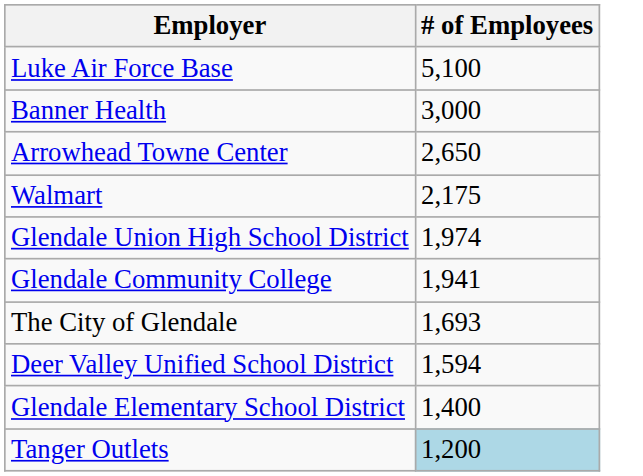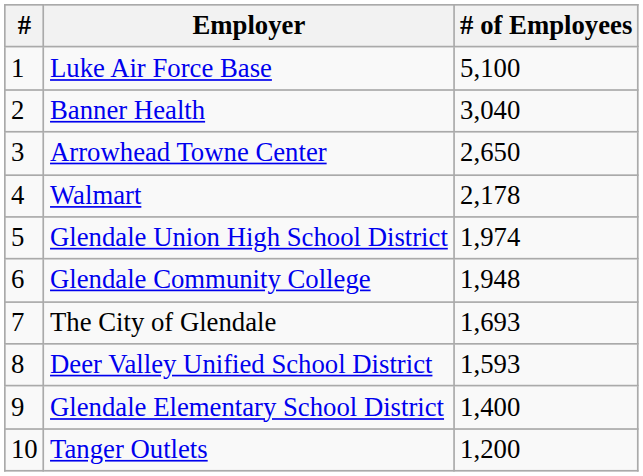+ column: (24, 25)
(451, 110) 3,000 -> (490, 110) 3,040
(451, 195) 2,175 -> (490, 195) 2,178
(451, 279) 1,941 -> (490, 279) 1,948
(451, 364) 1,594 -> (490, 364) 1,593
(451, 449) lightblue background -> (490, 449) no background
